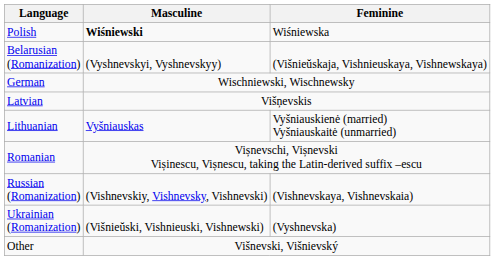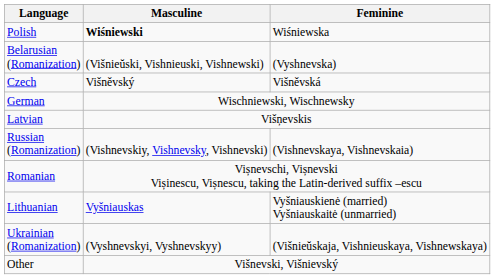(153, 63) (Vyshnevskyi, Vyshnevskyy) -> (175, 63) (Višnieŭski, Vishnieuski, Vishnewski)
(380, 63) (Višnieŭskaja, Vishnieuskaya, Vishnewskaya) -> (304, 63) (Vyshnevska)
+ row: (22, 82)
rows swapped: (32, 126) <-> (44, 189)
(175, 227) (Višnieŭski, Vishnieuski, Vishnewski) -> (153, 246) (Vyshnevskyi, Vyshnevskyy)
(304, 227) (Vyshnevska) -> (380, 246) (Višnieŭskaja, Vishnieuskaya, Vishnewskaya)
